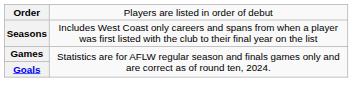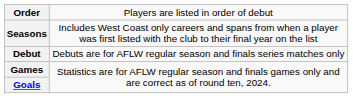+ row: (27, 54)
